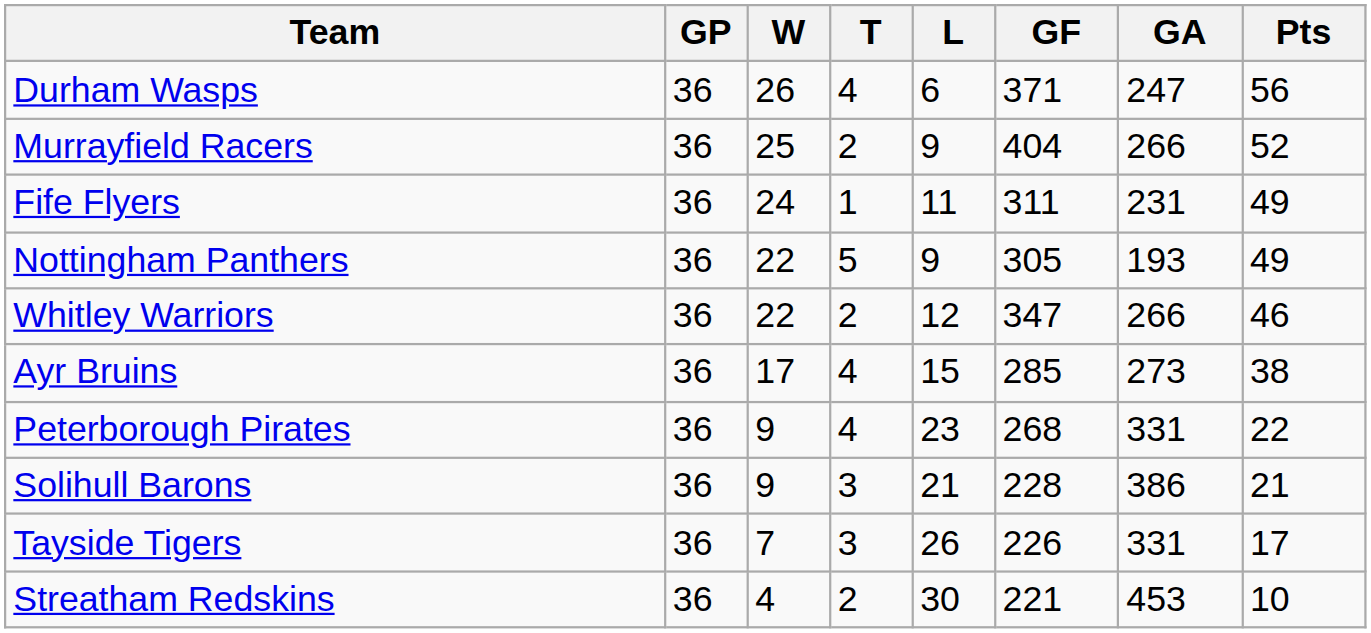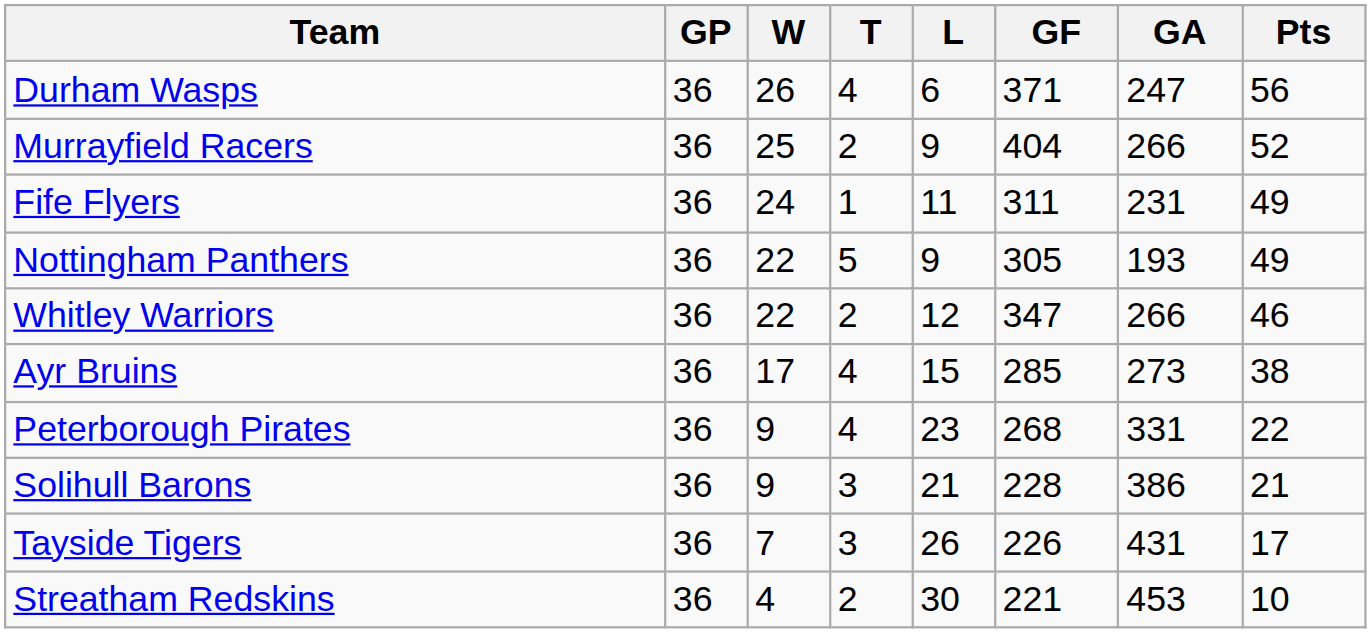(1156, 542) 331 -> (1156, 542) 431
